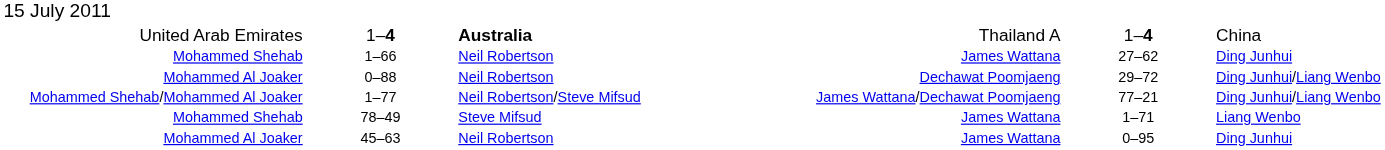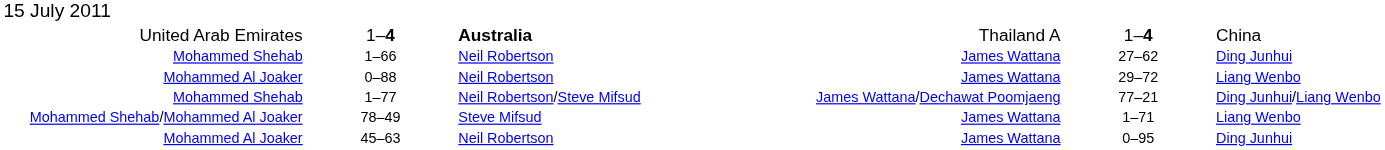(990, 77) Dechawat Poomjaeng -> (1011, 77) James Wattana
(1298, 77) Ding Junhui/Liang Wenbo -> (1258, 77) Liang Wenbo
(166, 97) Mohammed Shehab/Mohammed Al Joaker -> (238, 97) Mohammed Shehab
(238, 118) Mohammed Shehab -> (166, 118) Mohammed Shehab/Mohammed Al Joaker
